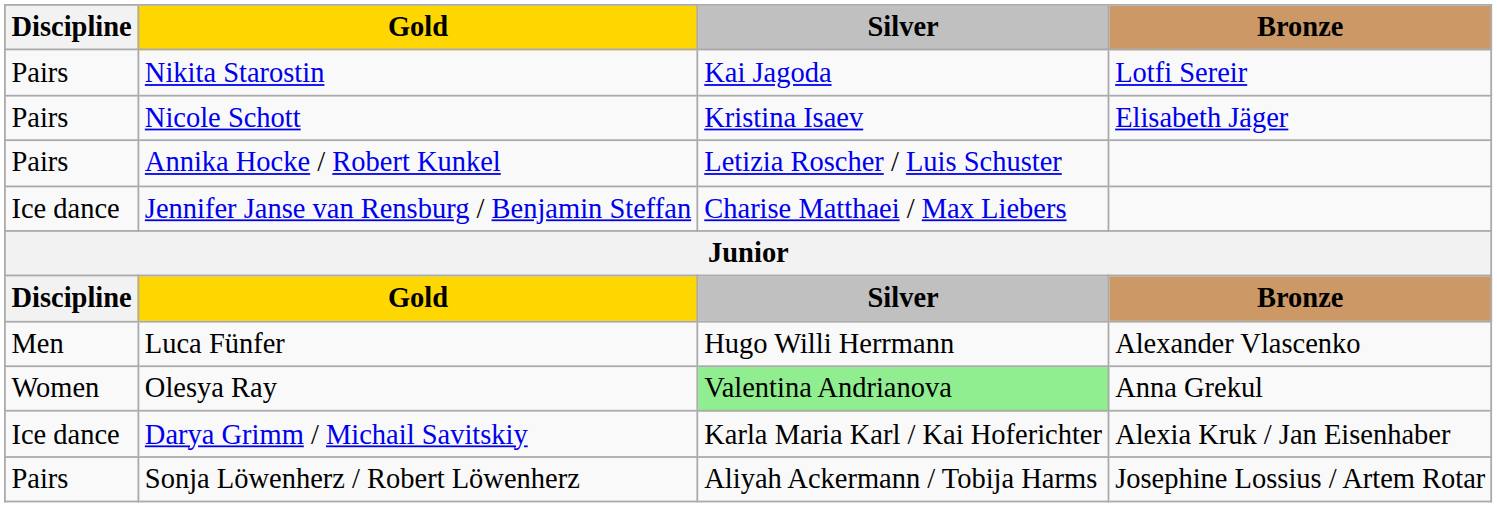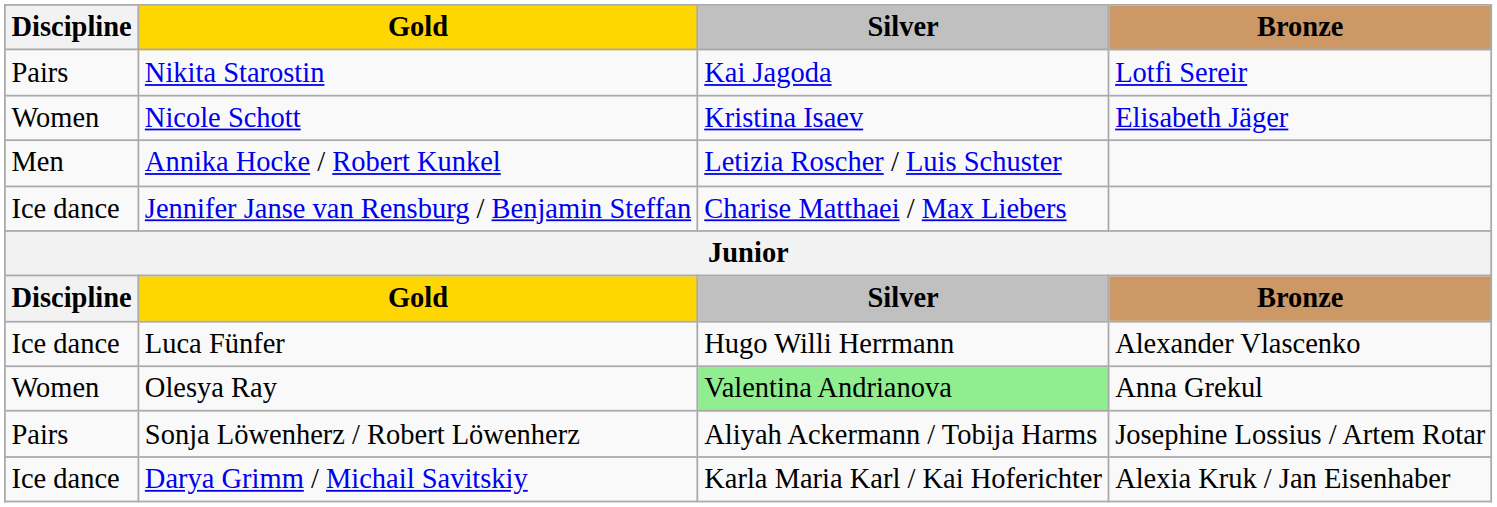(40, 117) Pairs -> (55, 117) Women
(40, 162) Pairs -> (38, 162) Men
(38, 343) Men -> (66, 343) Ice dance
rows swapped: (362, 478) <-> (336, 433)
